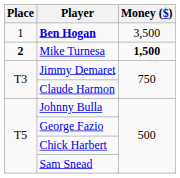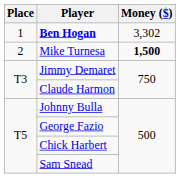(147, 32) 3,500 -> (147, 32) 3,302
(21, 51) bold -> (21, 51) normal
